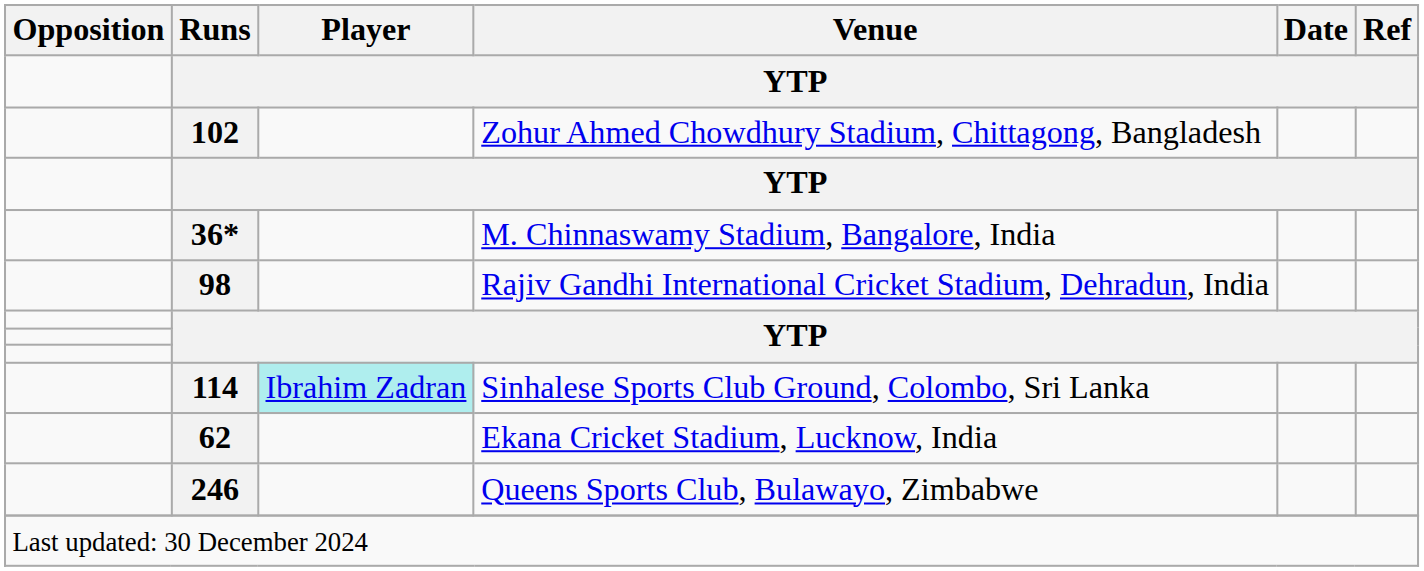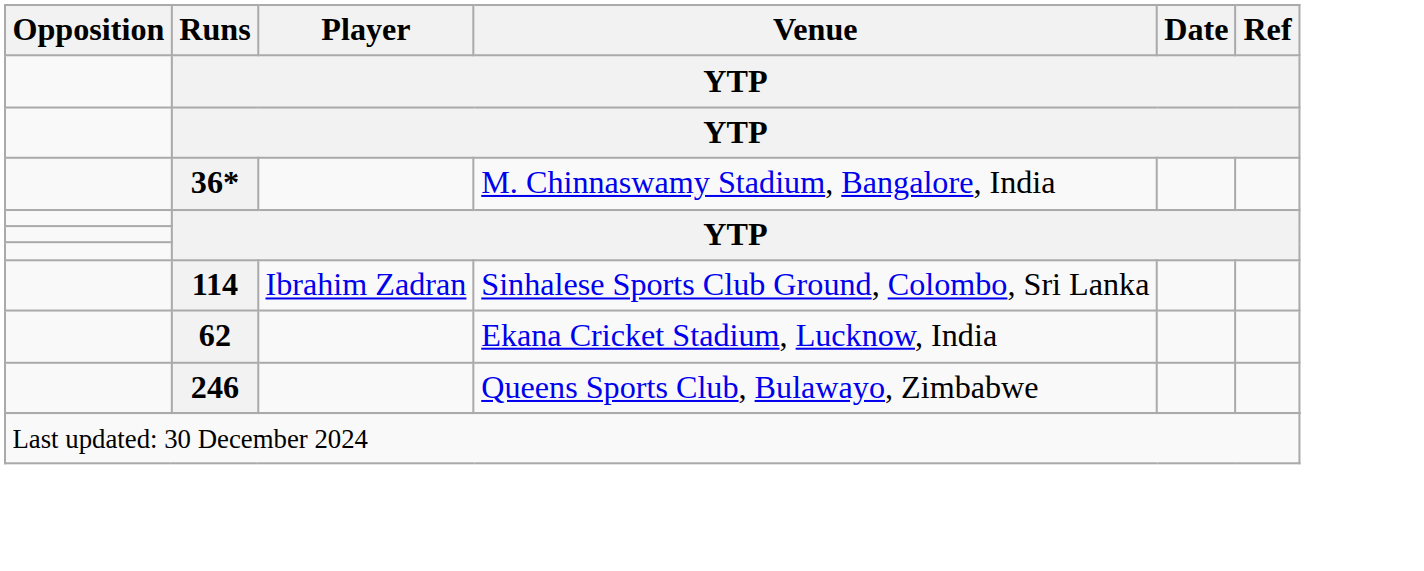- row: (215, 132)
- row: (215, 285)
(366, 387) paleturquoise background -> (366, 285) no background
